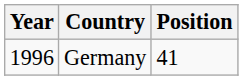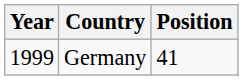(32, 57) 1996 -> (32, 57) 1999
